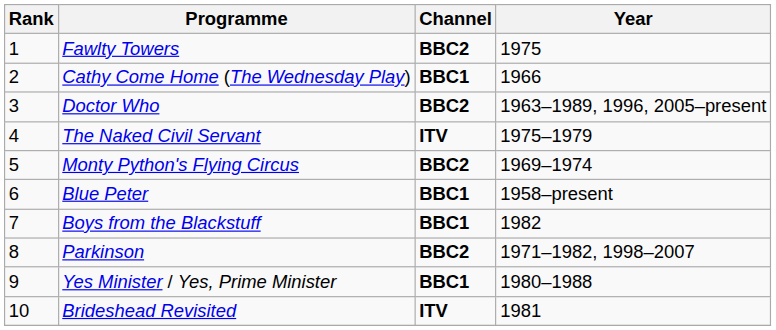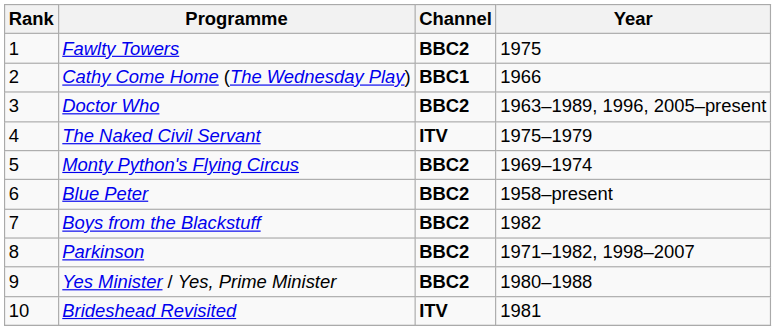(444, 194) BBC1 -> (444, 194) BBC2
(444, 223) BBC1 -> (444, 223) BBC2
(444, 281) BBC1 -> (444, 281) BBC2
